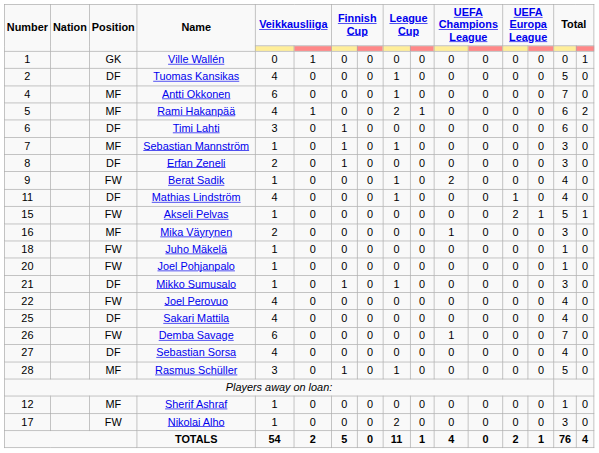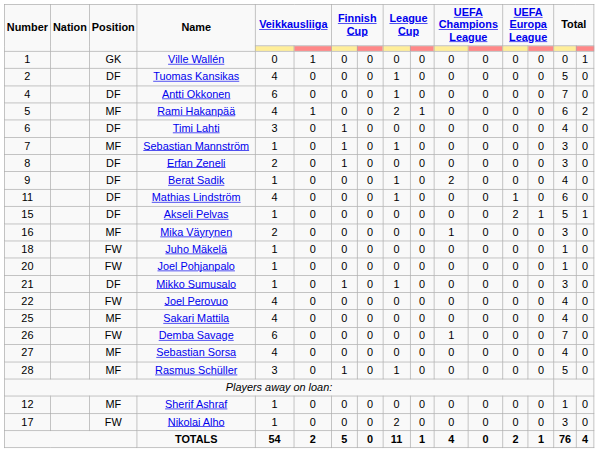(113, 94) MF -> (113, 94) DF
(565, 128) 6 -> (565, 128) 4
(113, 180) FW -> (113, 180) DF
(565, 197) 4 -> (565, 197) 6
(113, 215) FW -> (113, 215) DF
(113, 318) DF -> (113, 318) MF
(113, 353) DF -> (113, 353) MF
